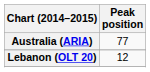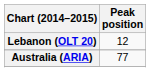rows swapped: (52, 41) <-> (52, 58)
